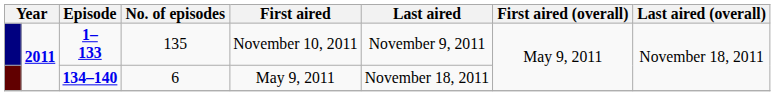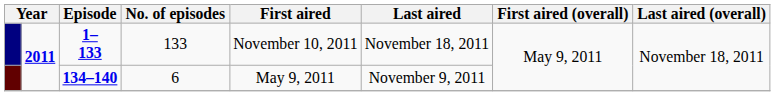(175, 44) 135 -> (175, 44) 133
(427, 44) November 9, 2011 -> (427, 44) November 18, 2011
(427, 78) November 18, 2011 -> (427, 78) November 9, 2011
